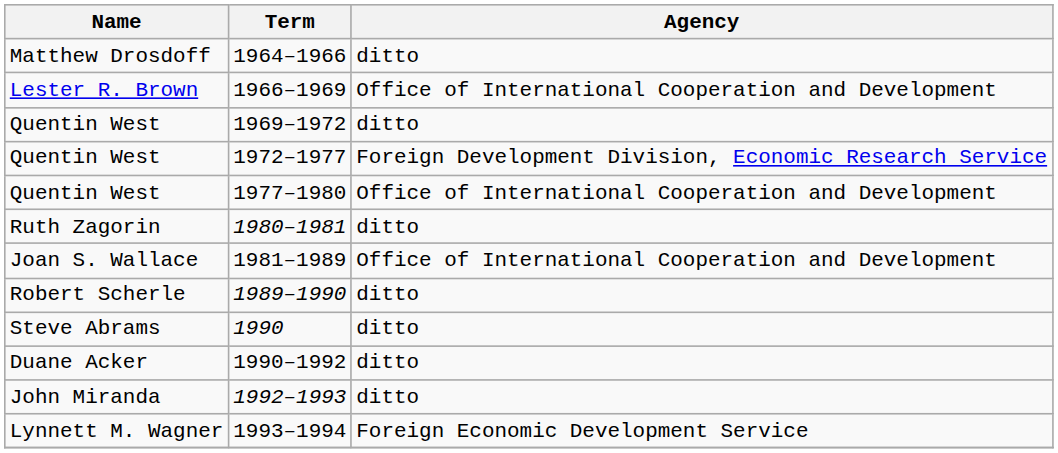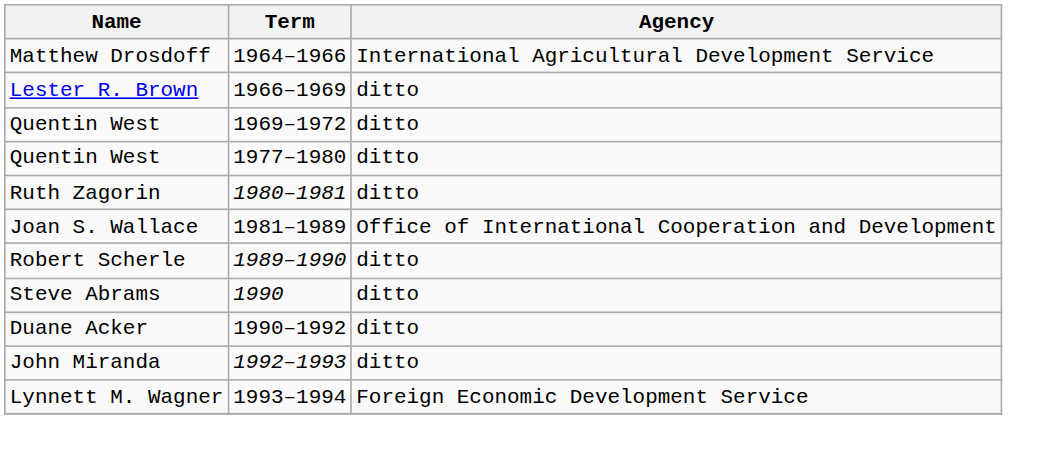(388, 56) ditto -> (645, 56) International Agricultural Development Service
(677, 90) Office of International Cooperation and Development -> (388, 90) ditto
- row: (290, 158)
(677, 192) Office of International Cooperation and Development -> (388, 158) ditto
